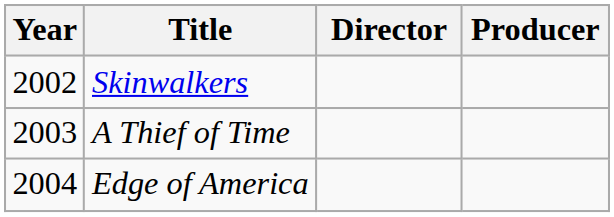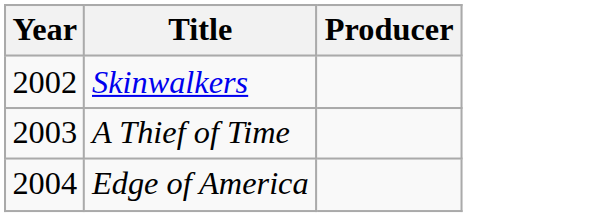- column: (389, 30)
